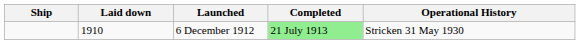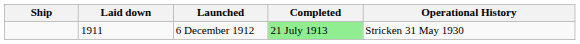(92, 30) 1910 -> (92, 30) 1911
